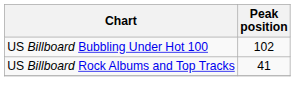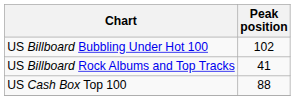+ row: (67, 85)
